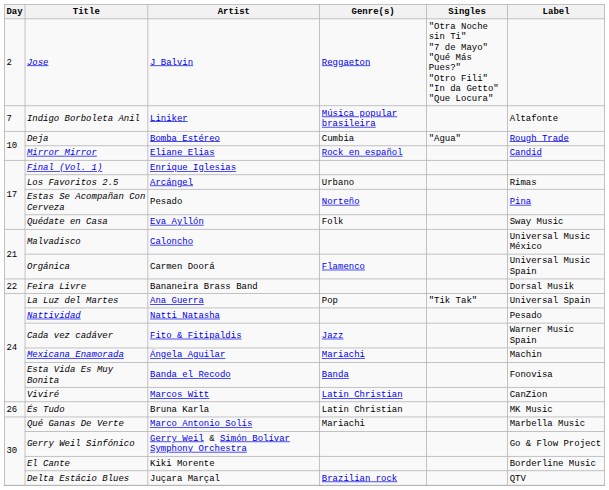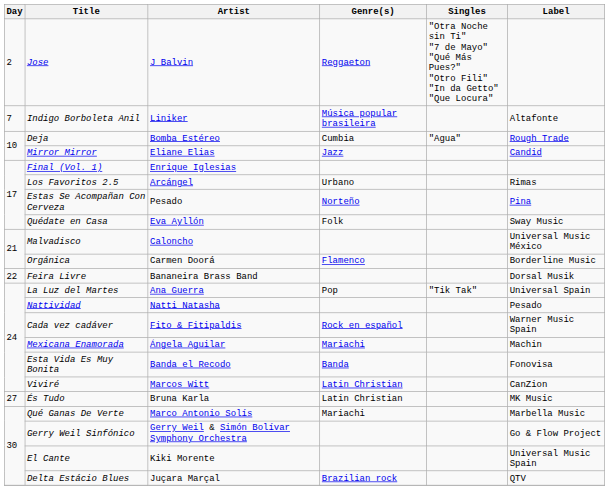(362, 153) Rock en español -> (333, 153) Jazz
(550, 267) Universal Music Spain -> (553, 261) Borderline Music
(333, 335) Jazz -> (362, 325) Rock en español
(12, 409) 26 -> (12, 399) 27
(553, 464) Borderline Music -> (550, 458) Universal Music Spain
